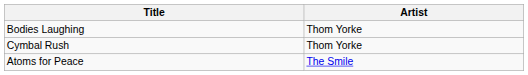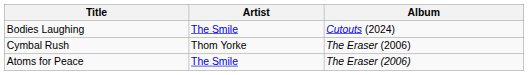+ column: (424, 12)
(334, 29) Thom Yorke -> (215, 29) The Smile
